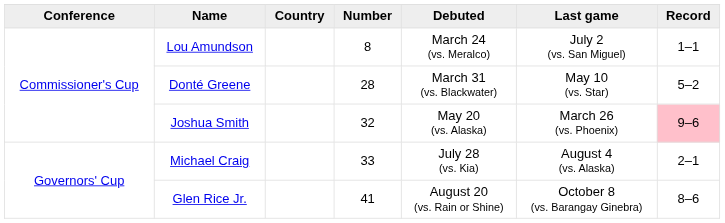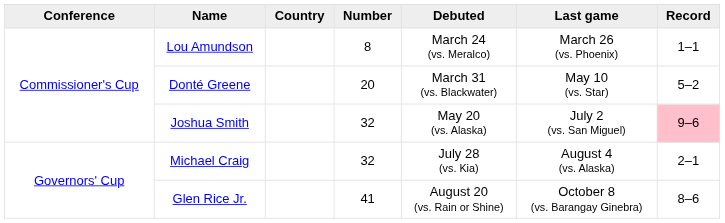(587, 47) July 2 (vs. San Miguel) -> (587, 47) March 26 (vs. Phoenix)
(368, 85) 28 -> (368, 85) 20
(587, 123) March 26 (vs. Phoenix) -> (587, 123) July 2 (vs. San Miguel)
(368, 161) 33 -> (368, 161) 32
